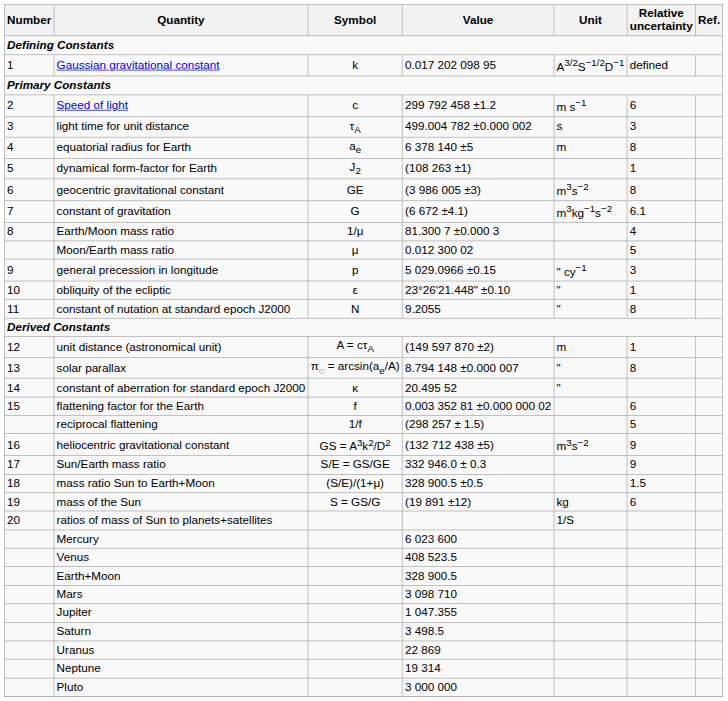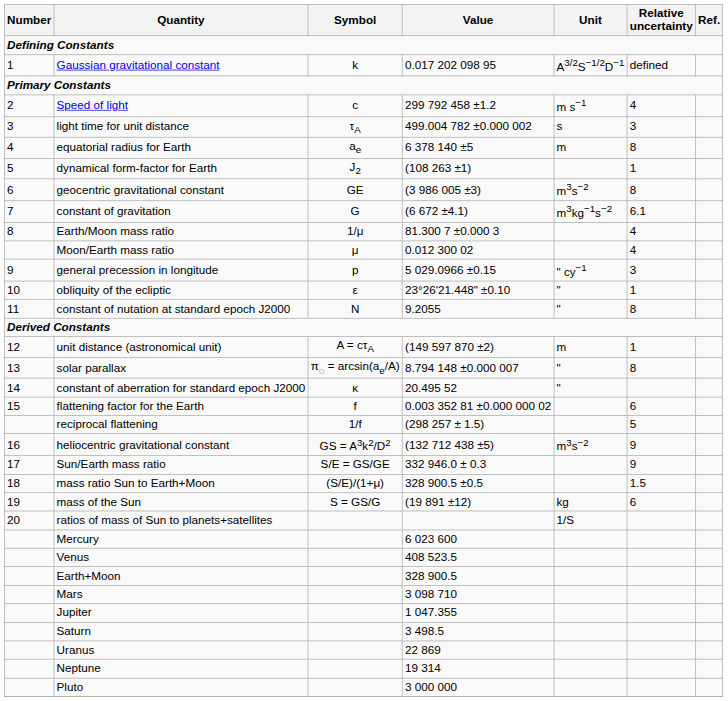(633, 105) 6 -> (633, 105) 4
(633, 250) 5 -> (633, 250) 4
